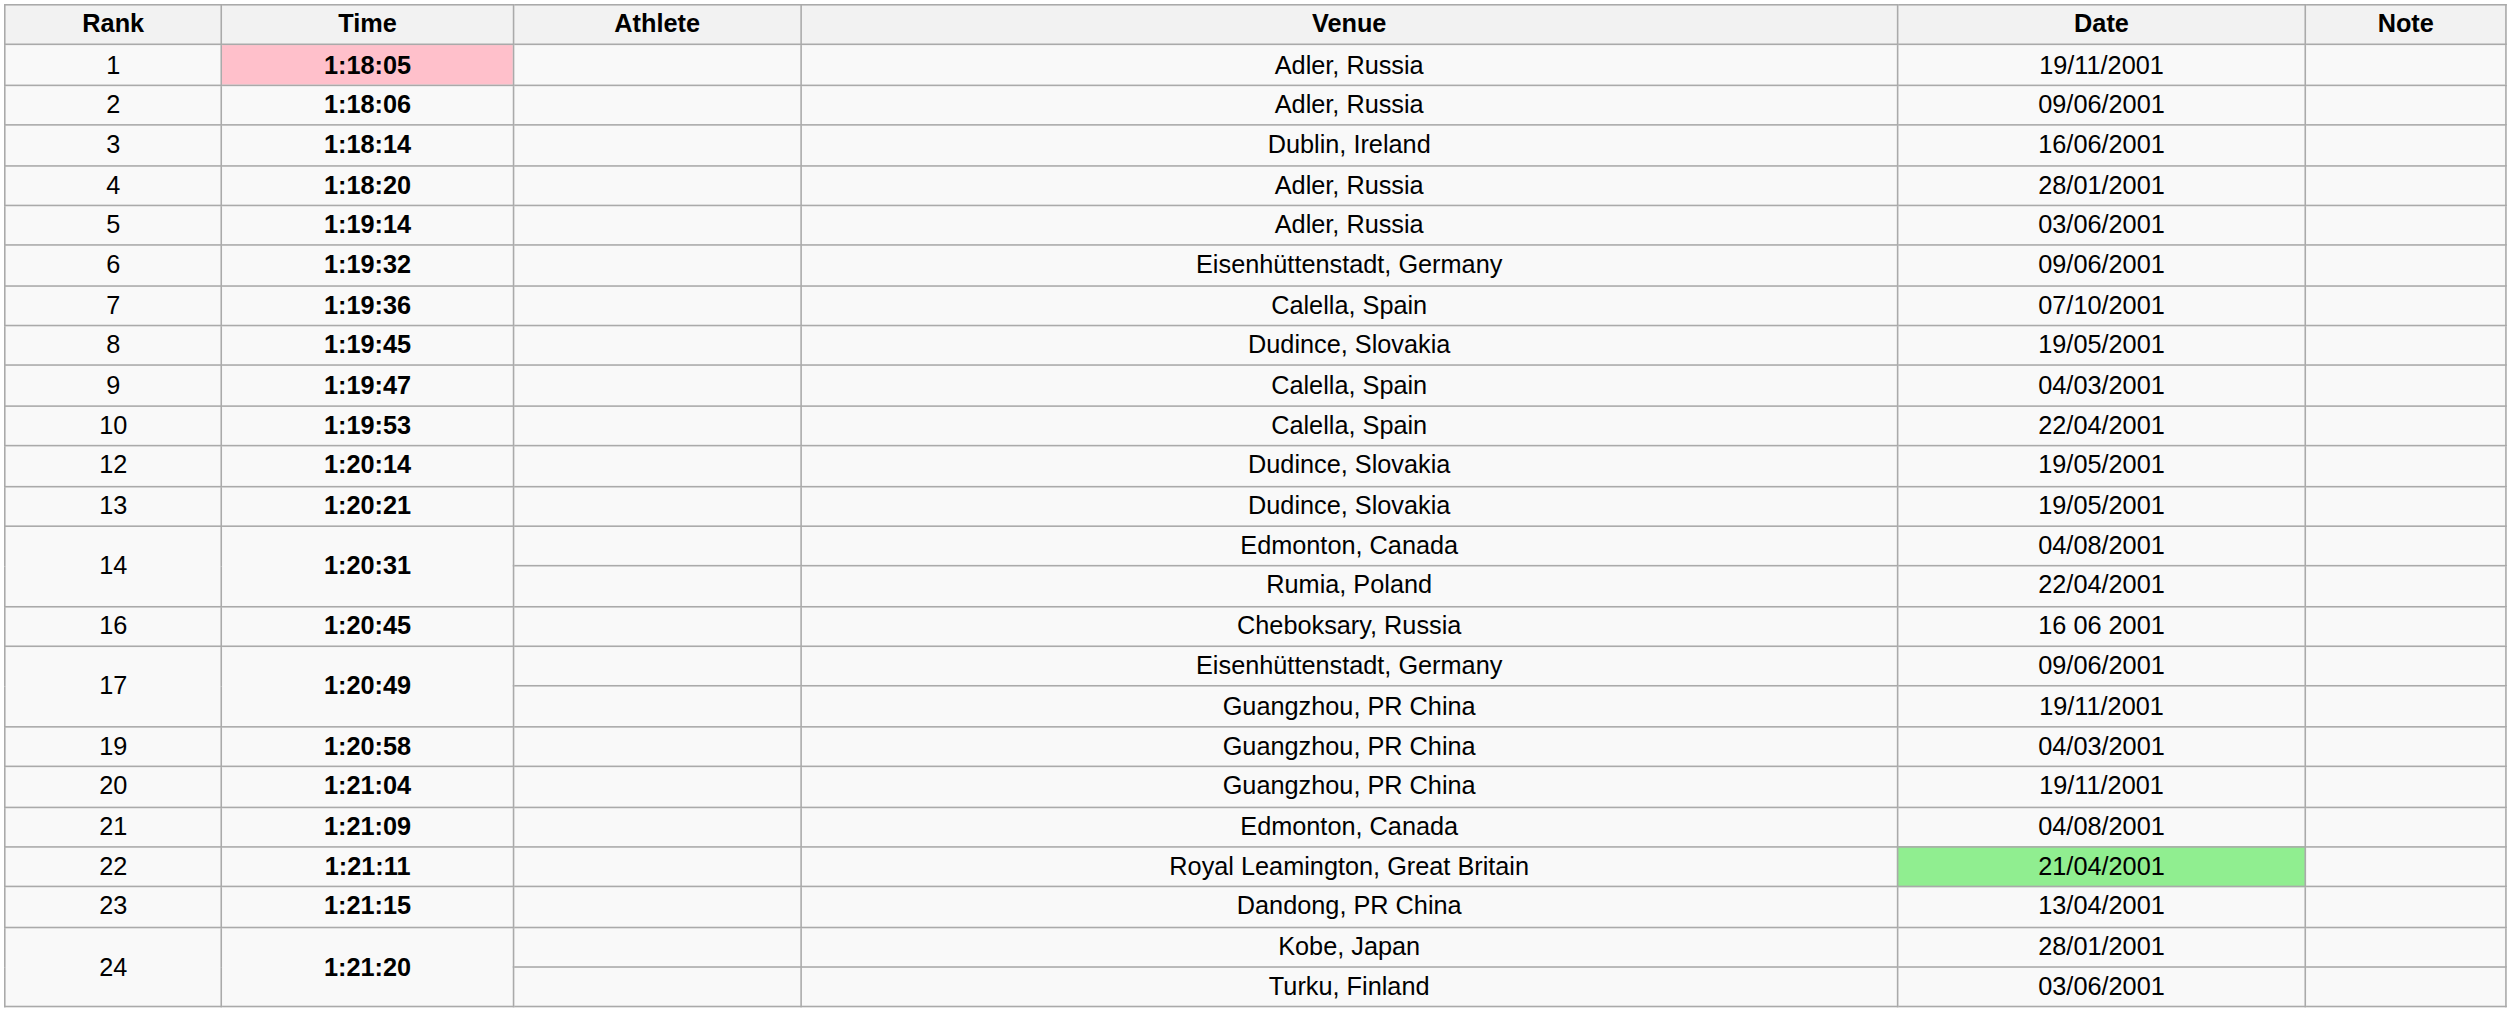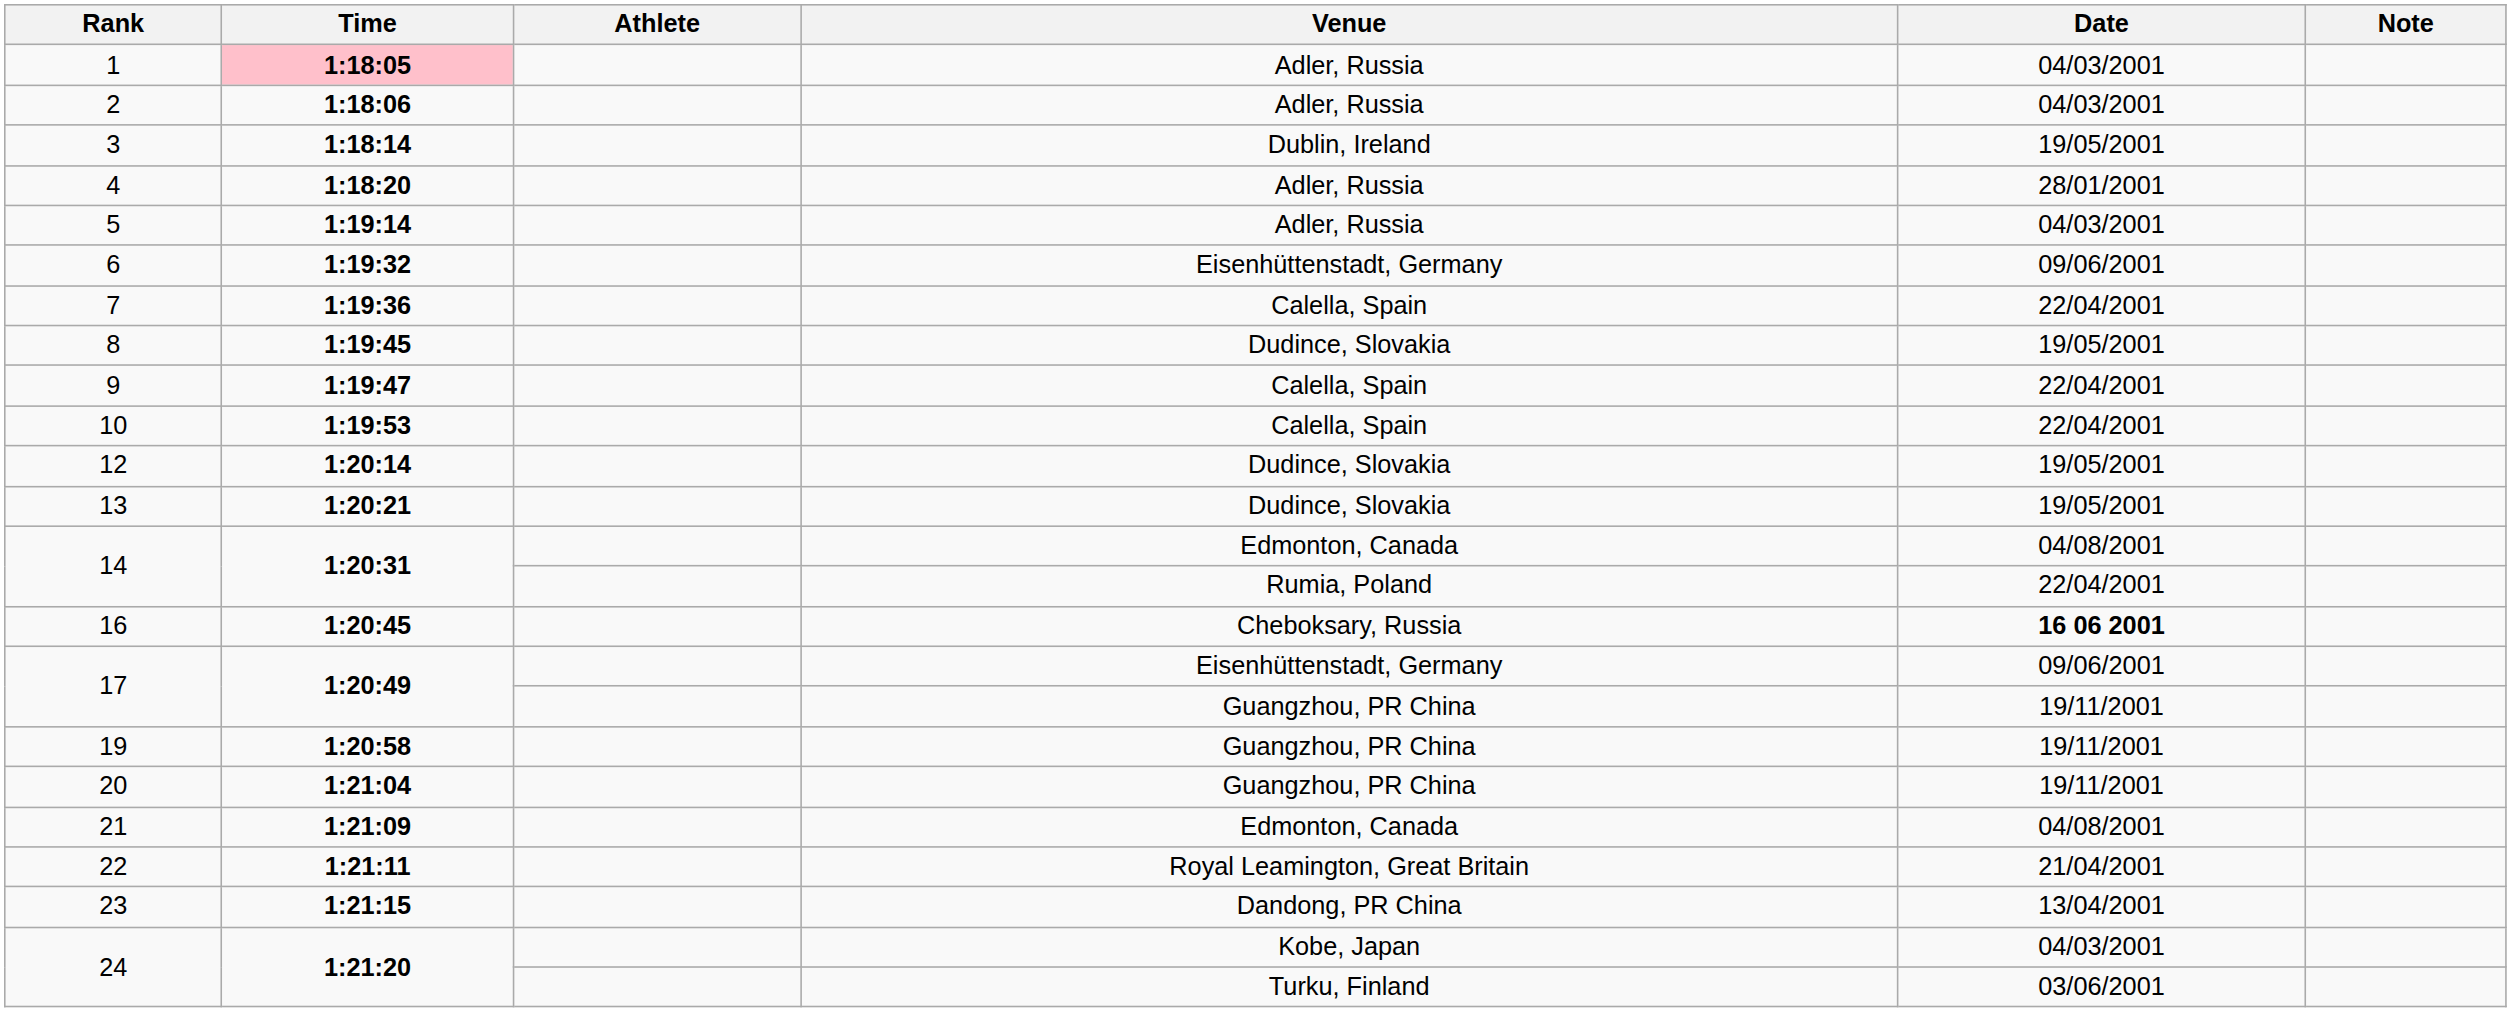(2102, 64) 19/11/2001 -> (2102, 64) 04/03/2001
(2102, 104) 09/06/2001 -> (2102, 104) 04/03/2001
(2102, 144) 16/06/2001 -> (2102, 144) 19/05/2001
(2102, 225) 03/06/2001 -> (2102, 225) 04/03/2001
(2102, 305) 07/10/2001 -> (2102, 305) 22/04/2001
(2102, 385) 04/03/2001 -> (2102, 385) 22/04/2001
(2102, 625) normal -> (2102, 625) bold
(2102, 746) 04/03/2001 -> (2102, 746) 19/11/2001
(2102, 866) lightgreen background -> (2102, 866) no background
(2102, 946) 28/01/2001 -> (2102, 946) 04/03/2001
